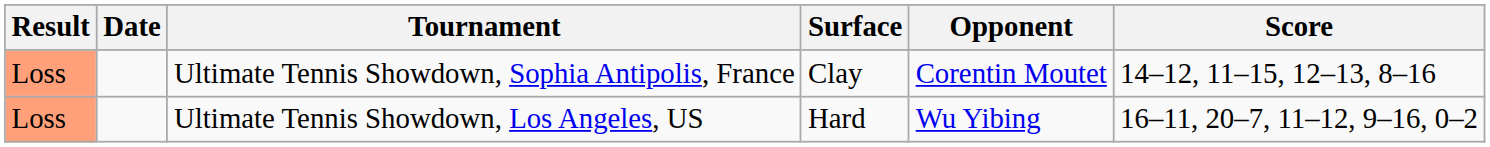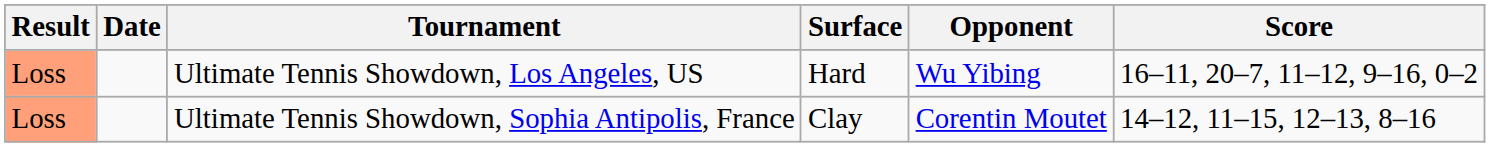rows swapped: (484, 73) <-> (439, 118)
